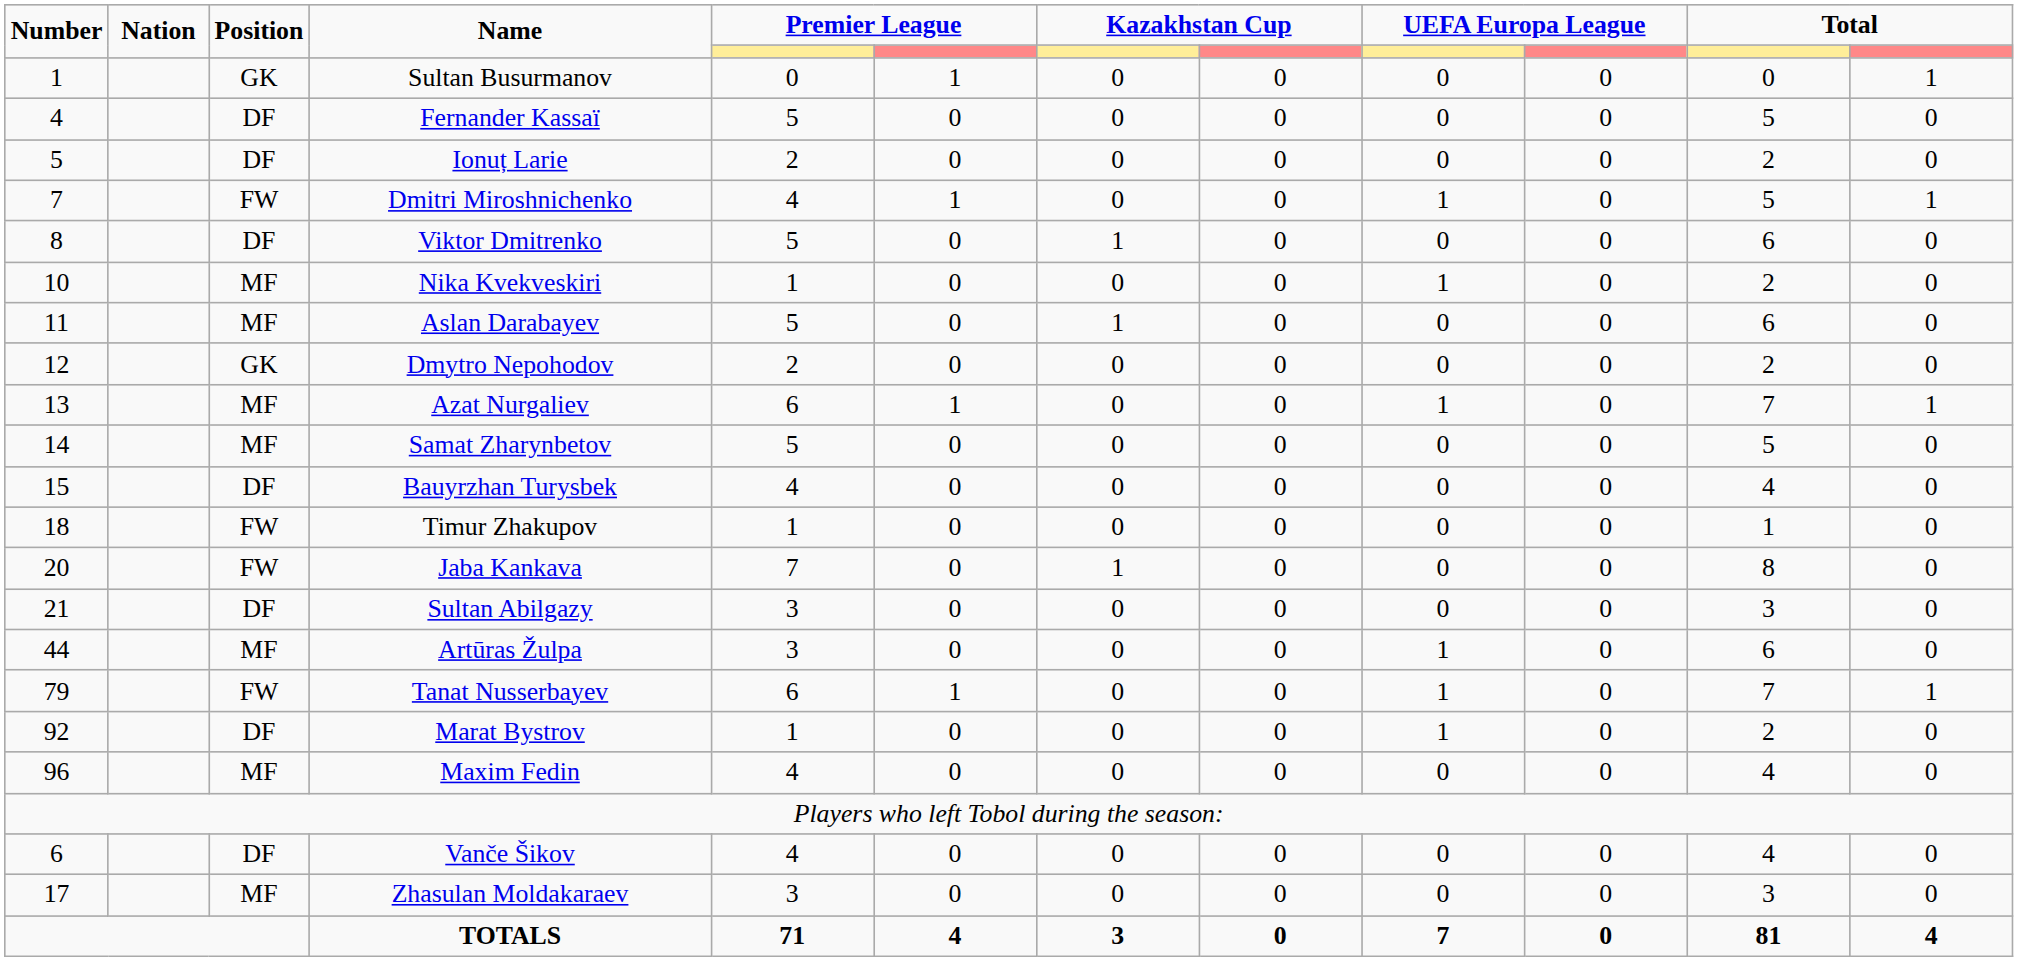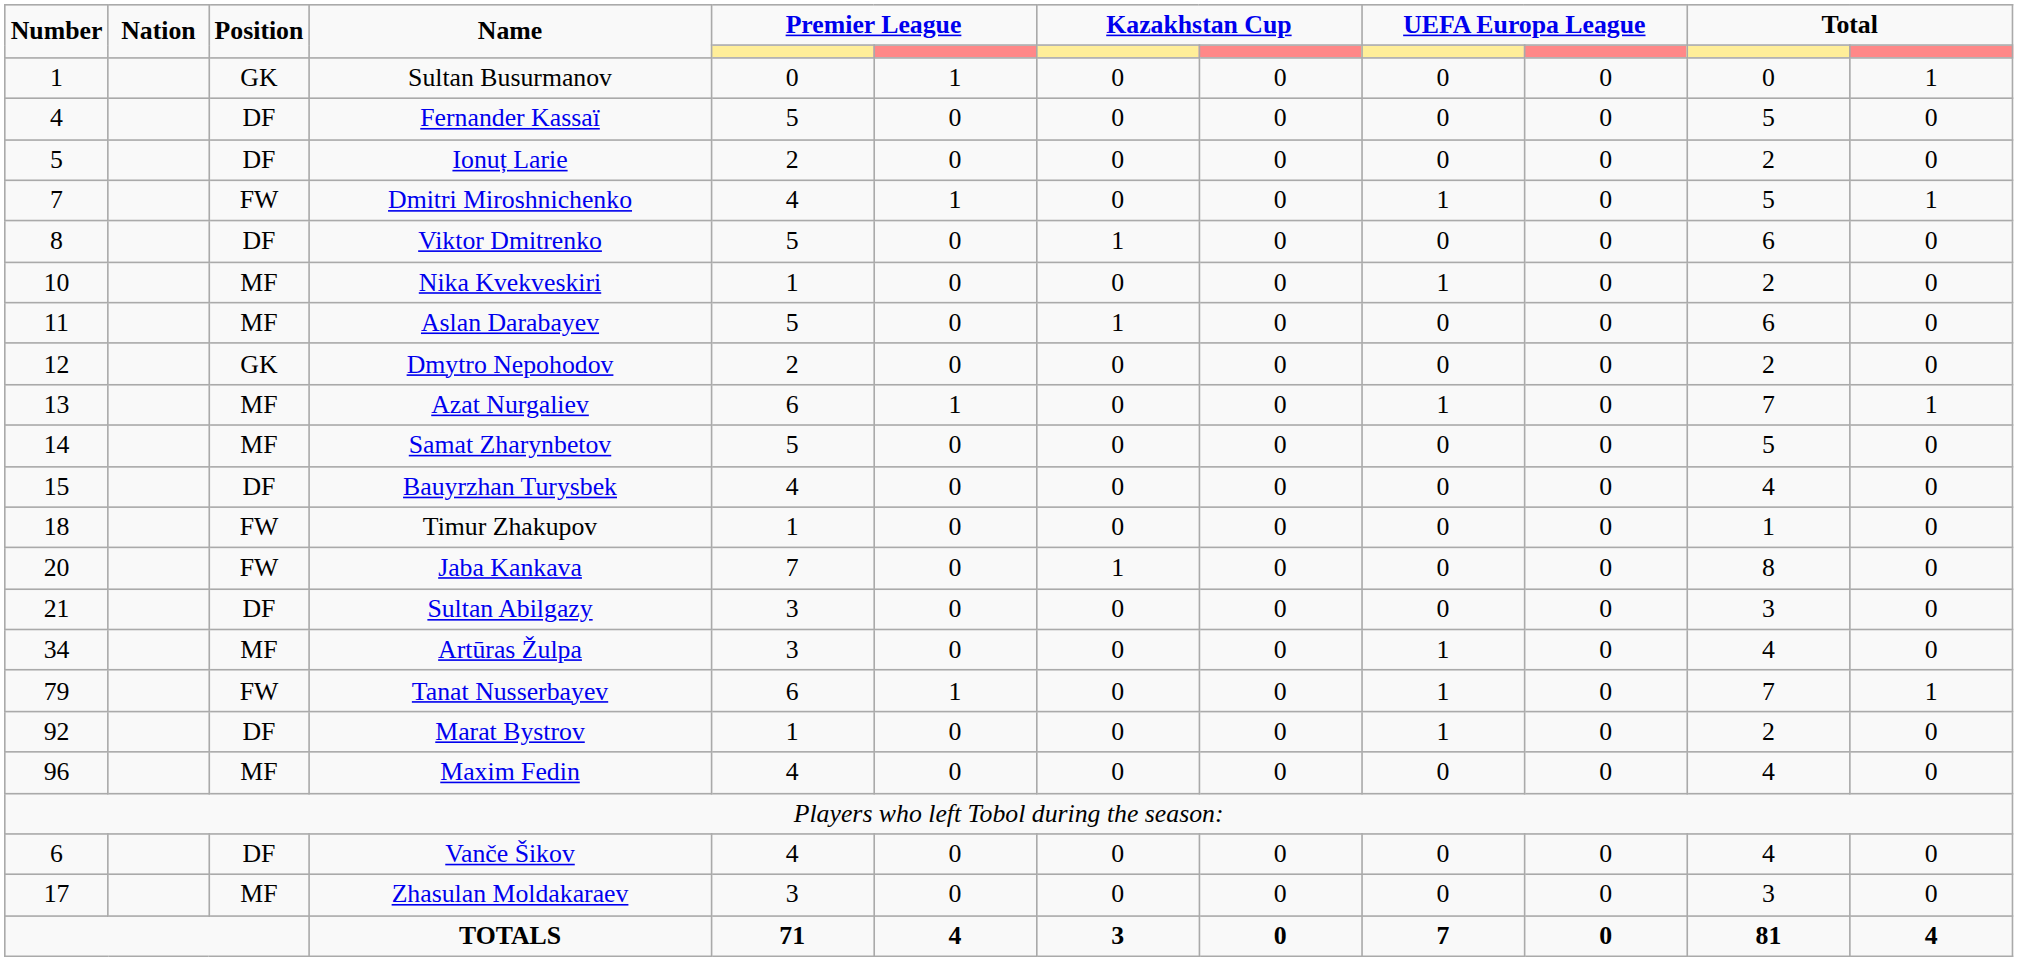(57, 649) 44 -> (57, 649) 34
(1768, 649) 6 -> (1768, 649) 4
